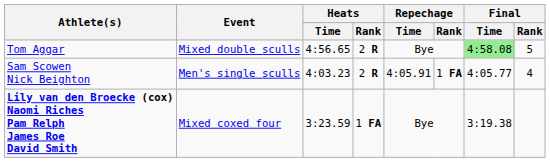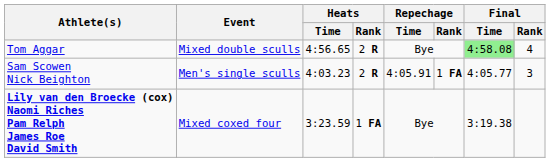(530, 49) 5 -> (530, 49) 4
(530, 73) 4 -> (530, 73) 3
